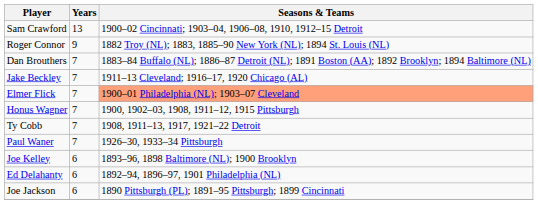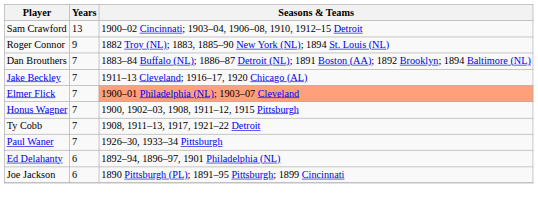- row: (28, 158)
